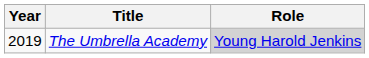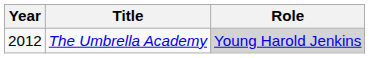(25, 40) 2019 -> (25, 40) 2012
